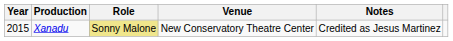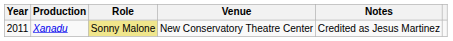(18, 28) 2015 -> (17, 28) 2011
